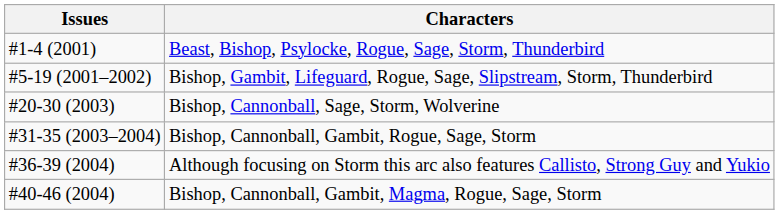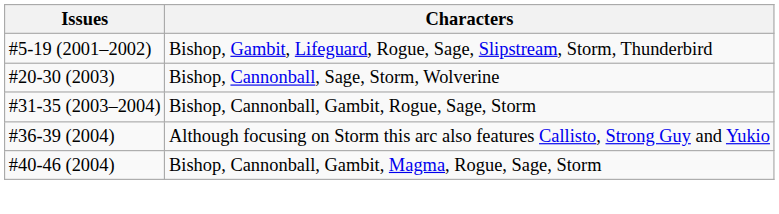- row: (387, 48)
